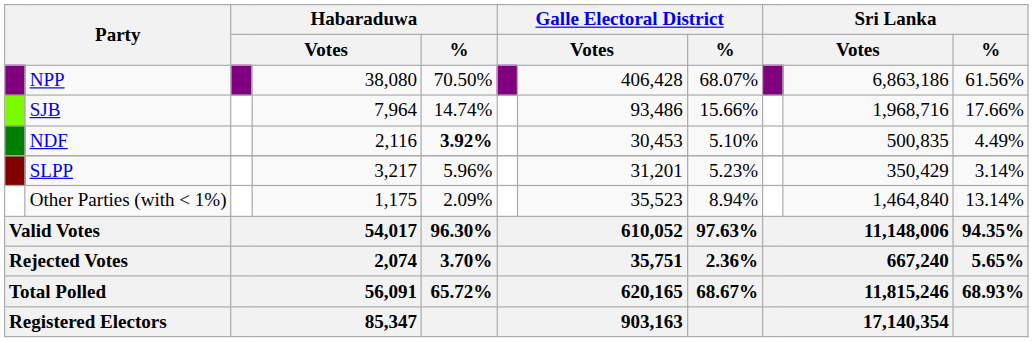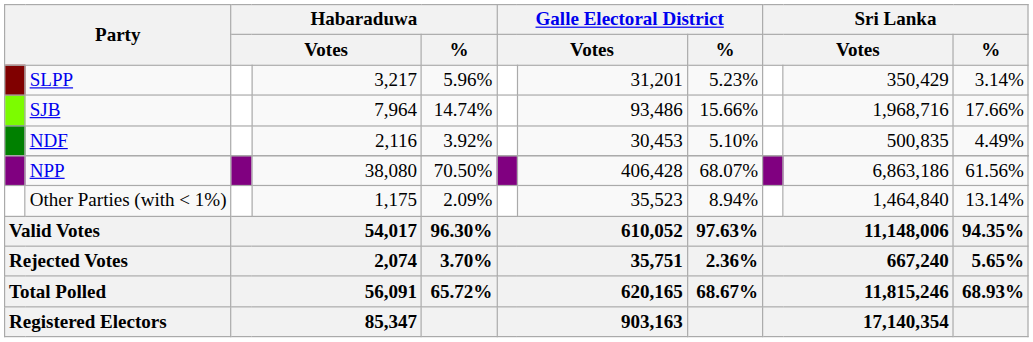rows swapped: (47, 79) <-> (51, 170)
(466, 140) bold -> (468, 140) normal
